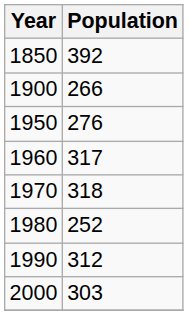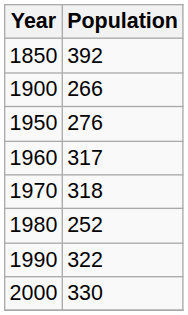(85, 259) 312 -> (85, 259) 322
(85, 293) 303 -> (85, 293) 330
